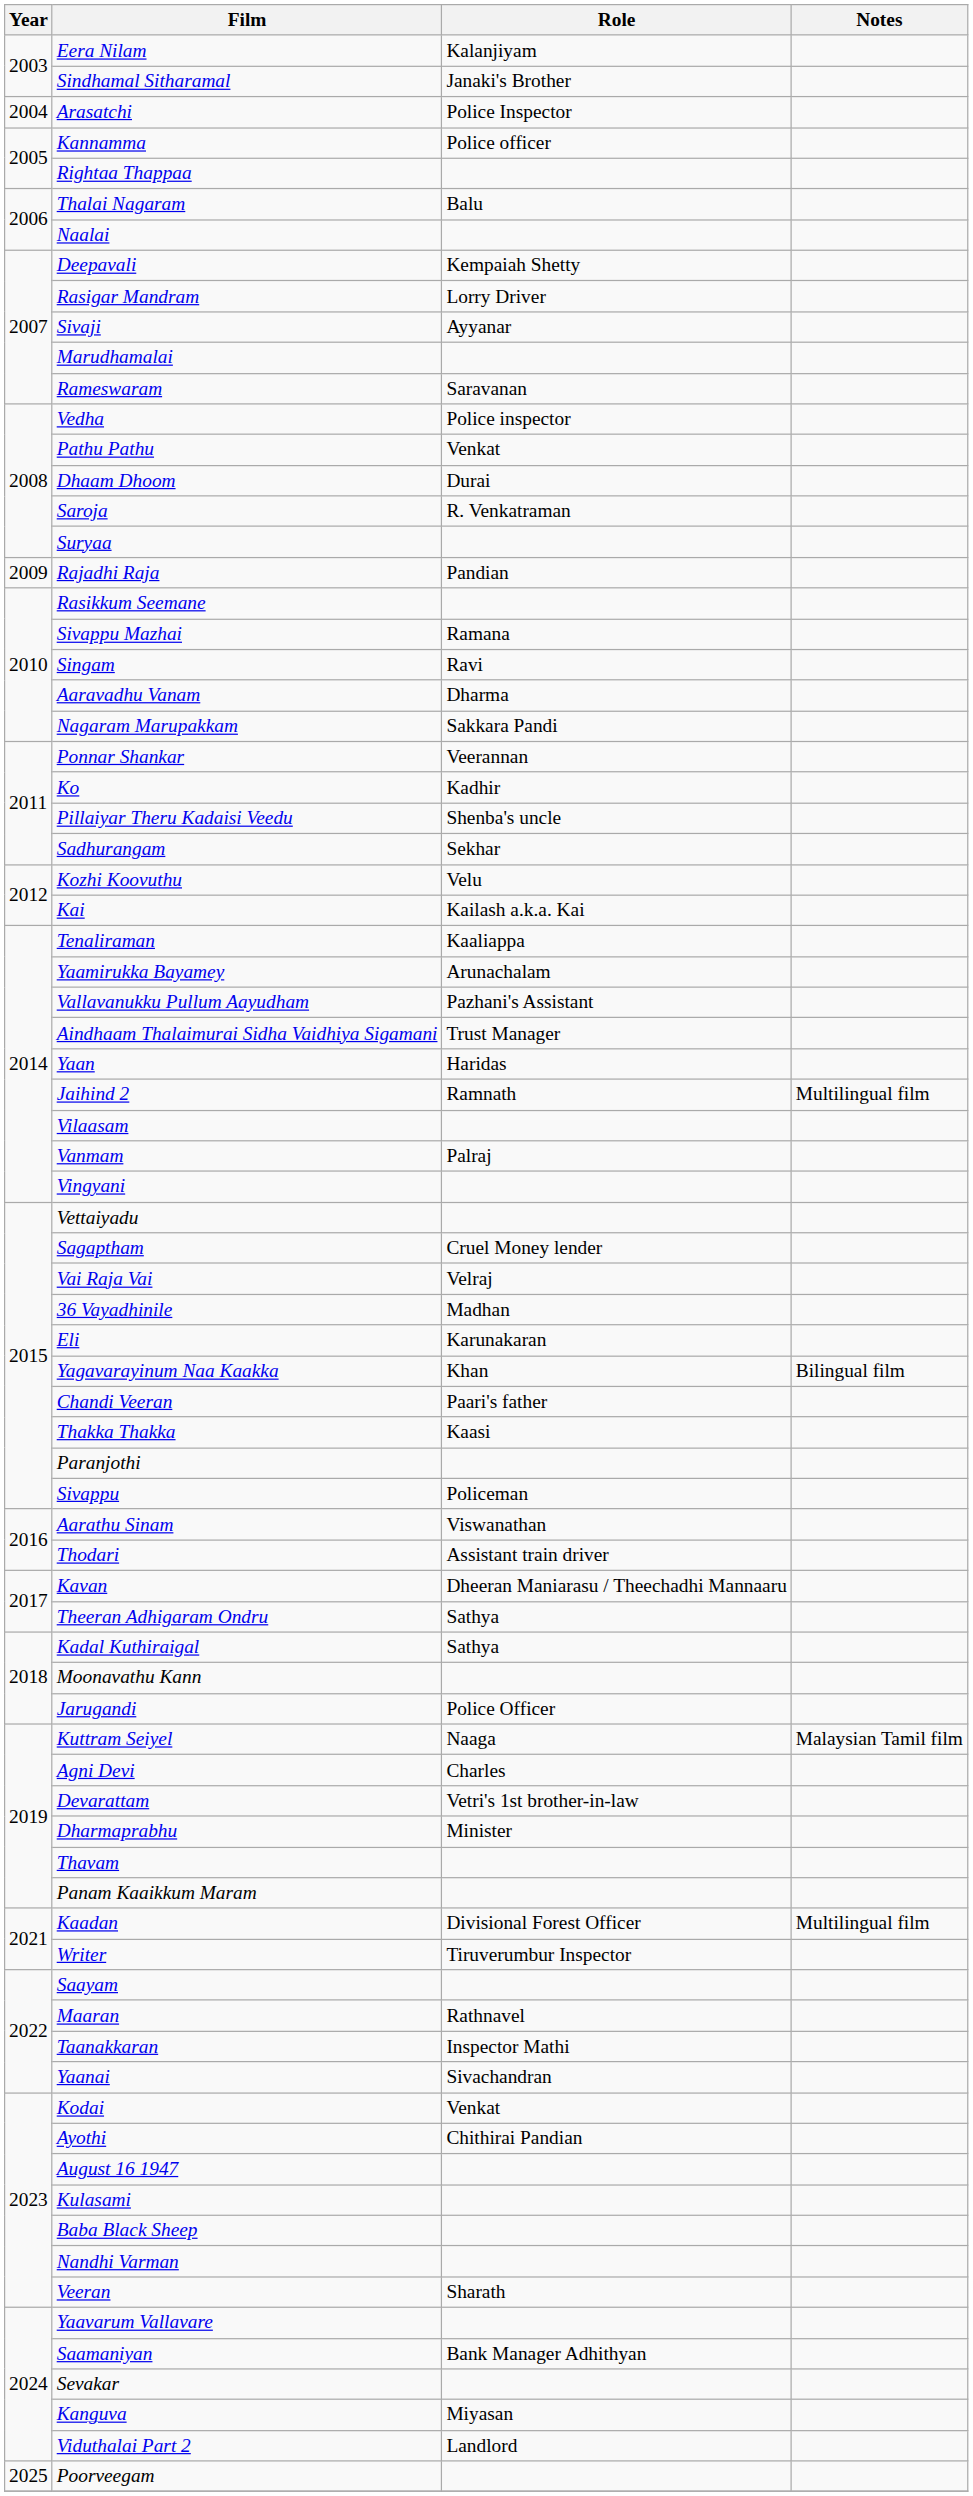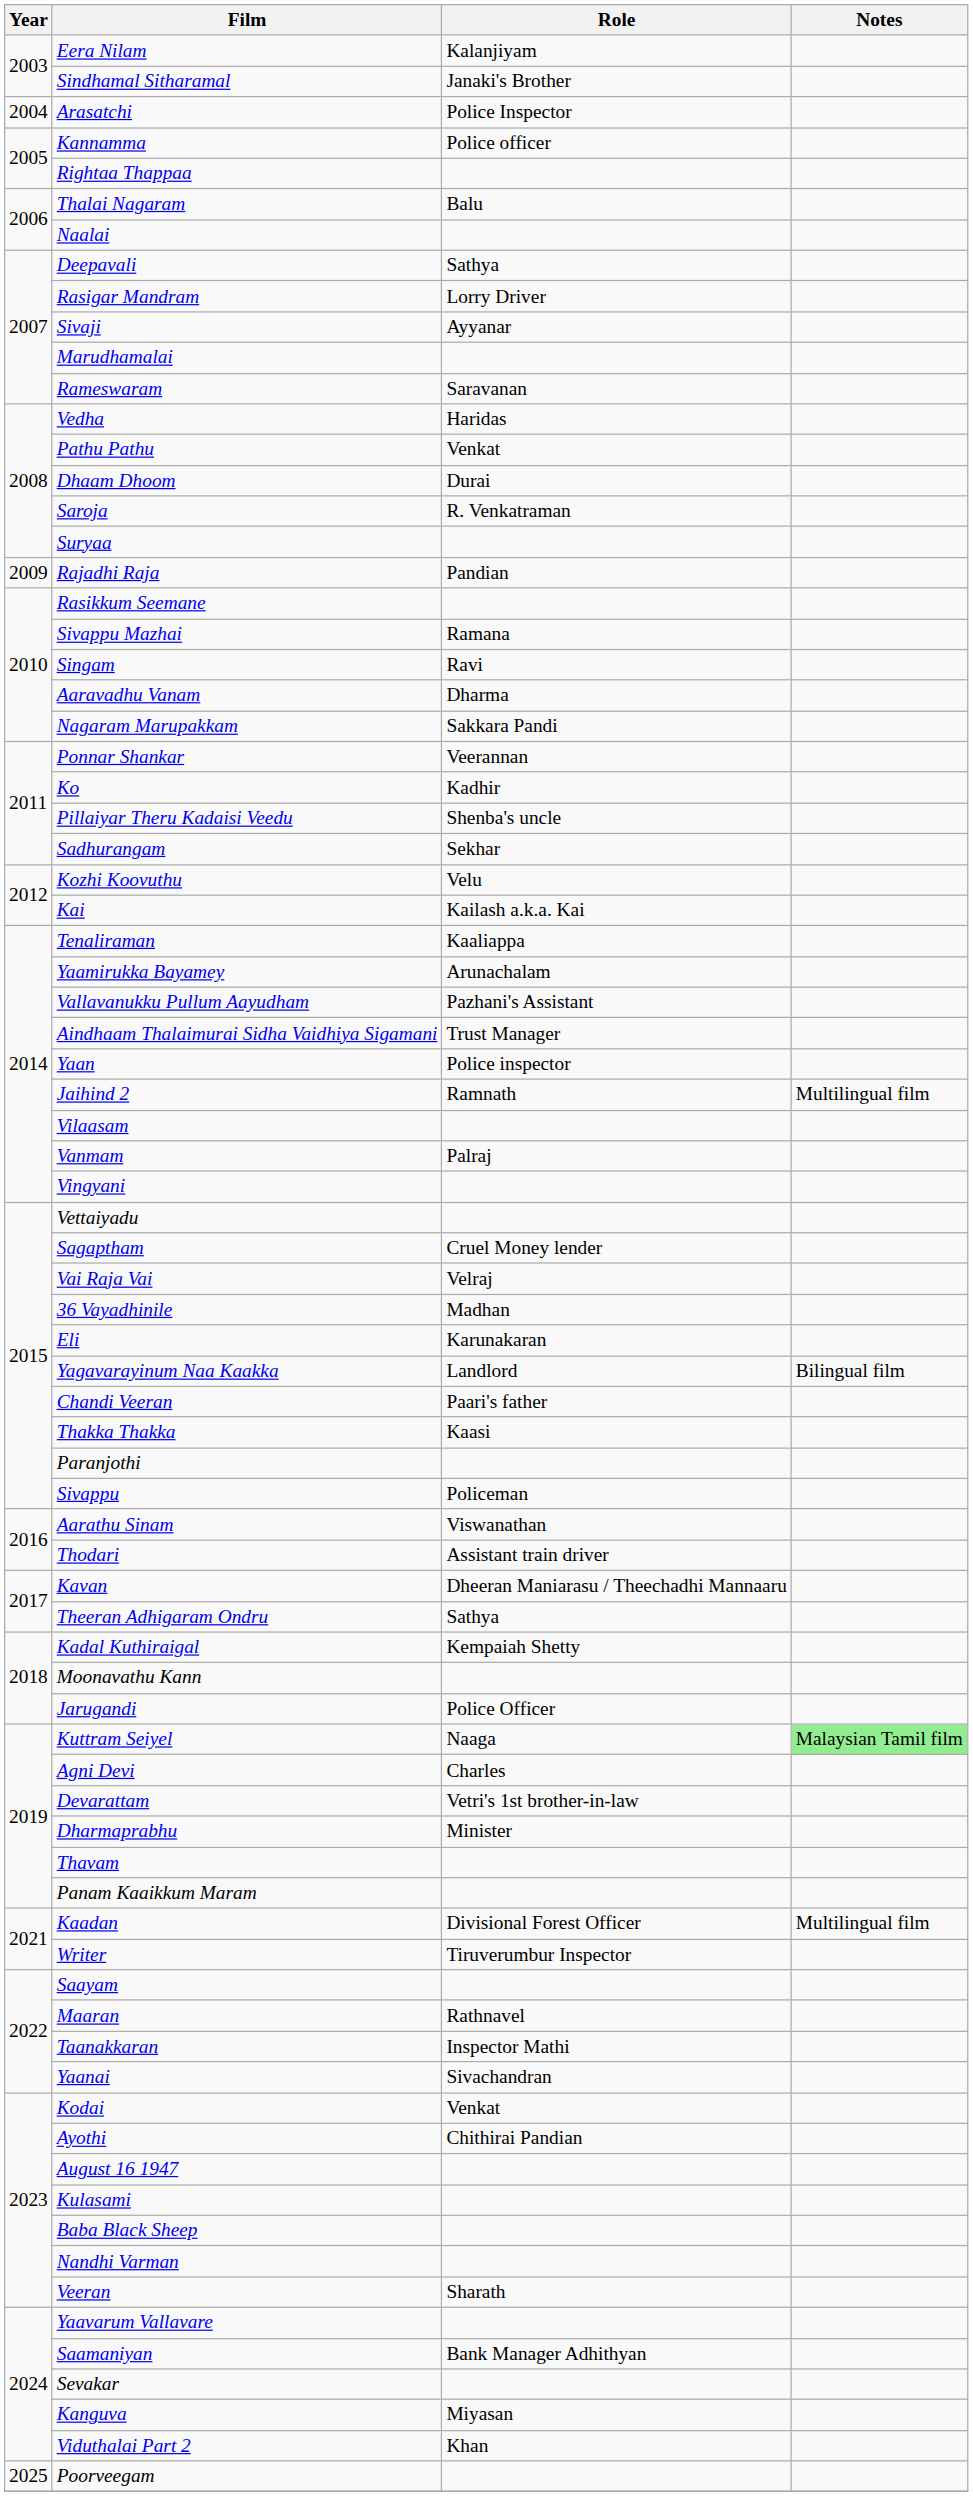(513, 265) Kempaiah Shetty -> (473, 265) Sathya
(508, 419) Police inspector -> (476, 419) Haridas
(476, 1063) Haridas -> (508, 1063) Police inspector
(467, 1370) Khan -> (482, 1370) Landlord
(473, 1647) Sathya -> (513, 1647) Kempaiah Shetty
(879, 1739) no background -> (879, 1739) lightgreen background
(482, 2445) Landlord -> (467, 2445) Khan
